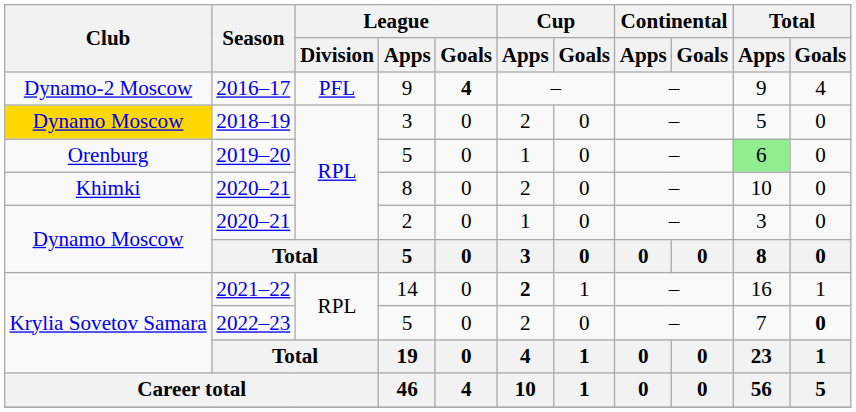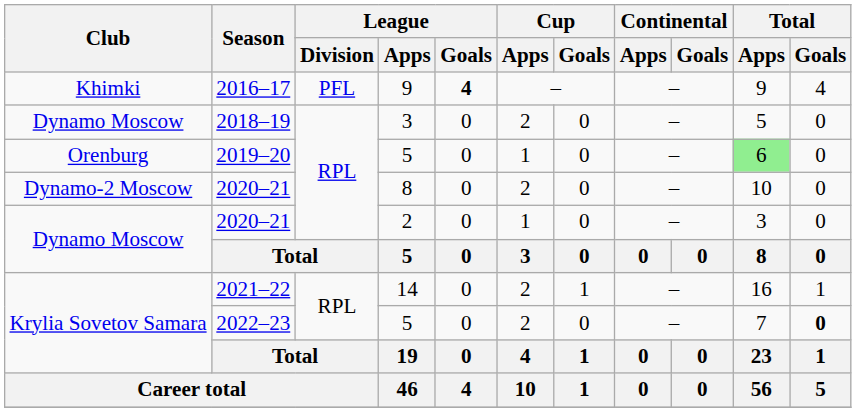(108, 88) Dynamo-2 Moscow -> (108, 88) Khimki
(108, 121) gold background -> (108, 121) no background
(108, 188) Khimki -> (108, 188) Dynamo-2 Moscow
(525, 289) bold -> (525, 289) normal
